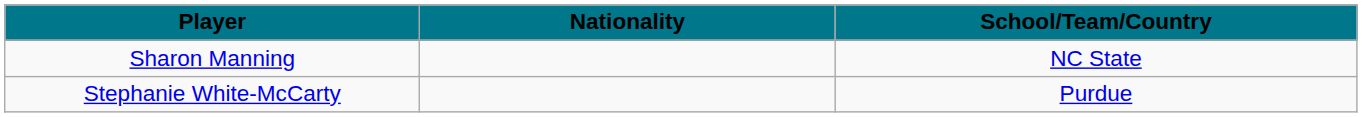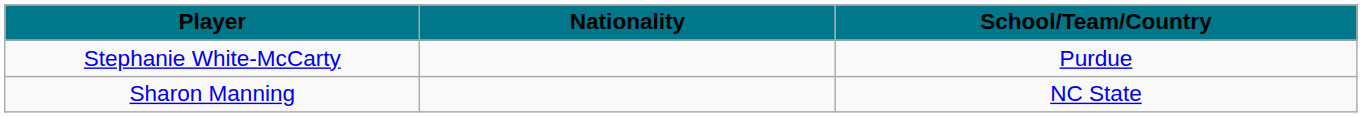rows swapped: (212, 58) <-> (212, 93)
